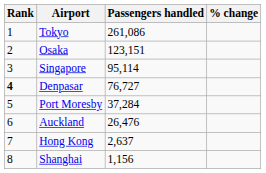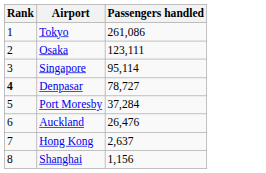- column: (234, 13)
(126, 50) 123,151 -> (126, 50) 123,111
(123, 86) 76,727 -> (123, 86) 78,727
